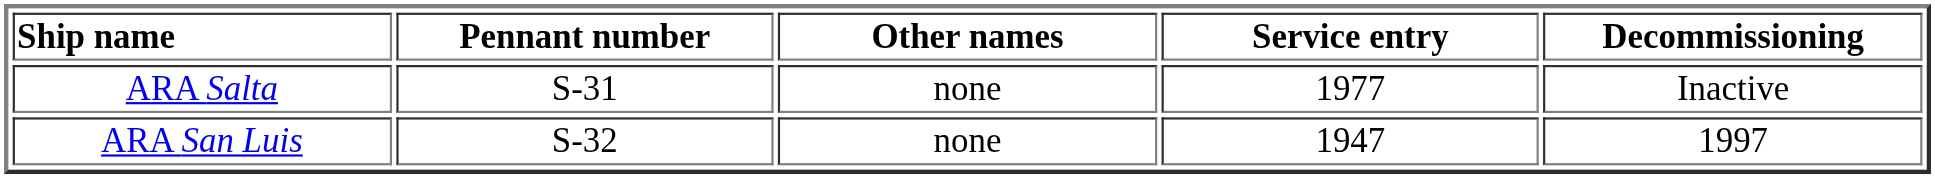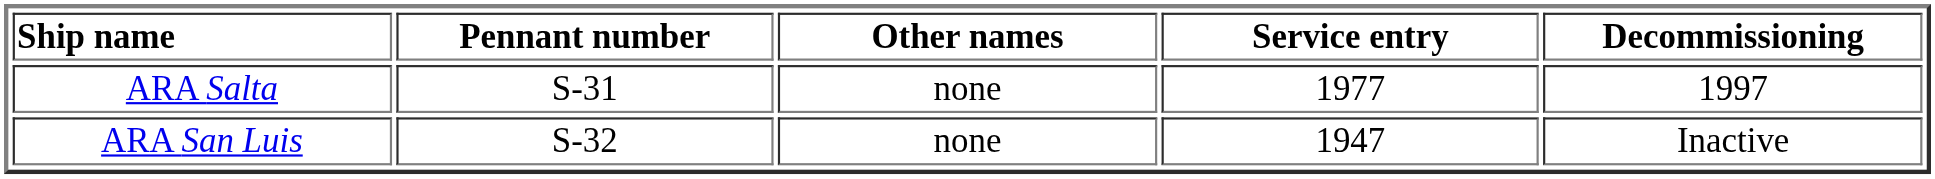(1733, 88) Inactive -> (1733, 88) 1997
(1733, 140) 1997 -> (1733, 140) Inactive
